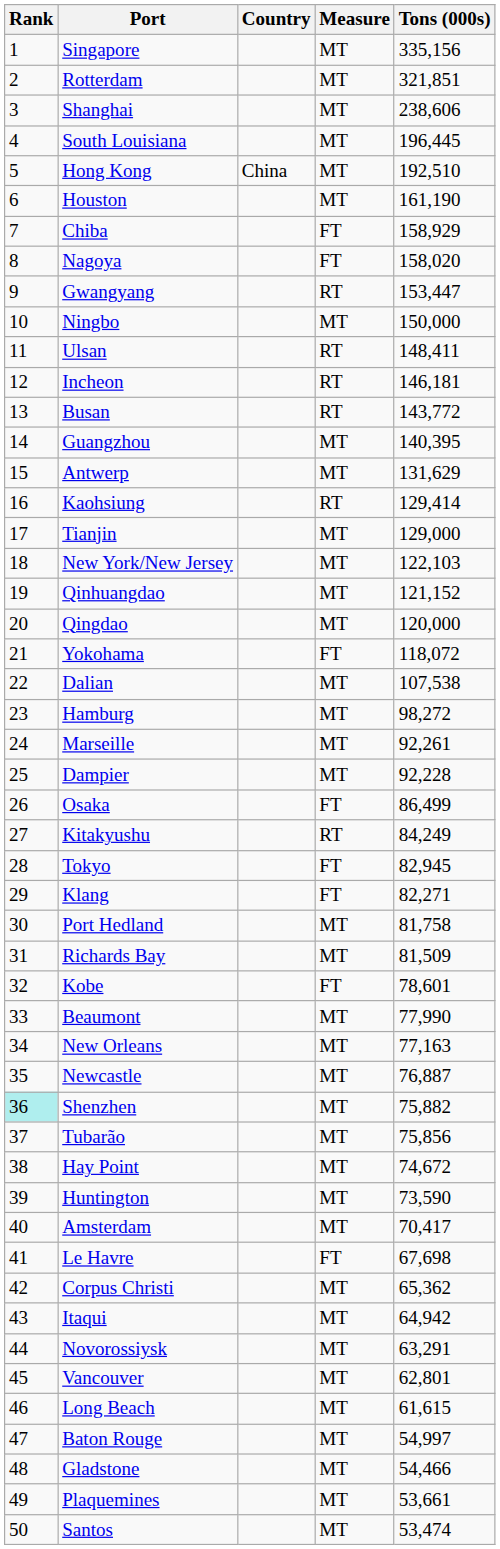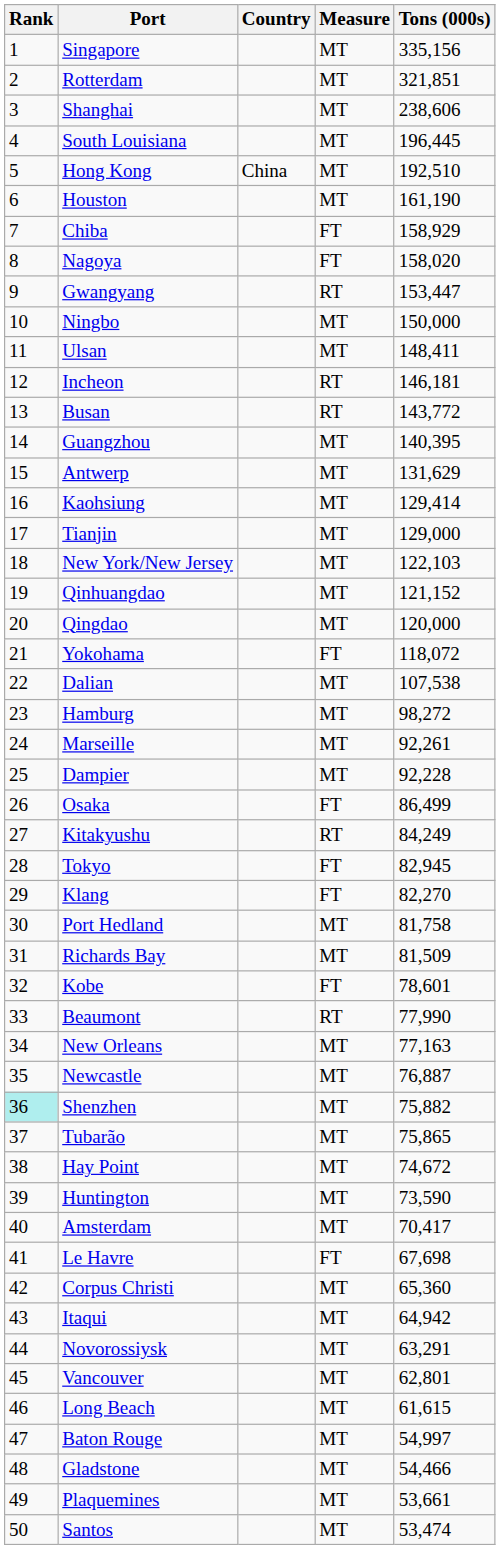(331, 351) RT -> (334, 351) MT
(331, 502) RT -> (334, 502) MT
(425, 895) 82,271 -> (425, 895) 82,270
(334, 1016) MT -> (331, 1016) RT
(425, 1136) 75,856 -> (425, 1136) 75,865
(425, 1287) 65,362 -> (425, 1287) 65,360
